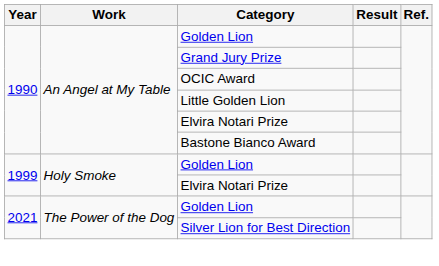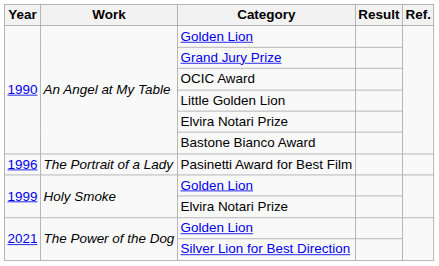+ row: (22, 164)
